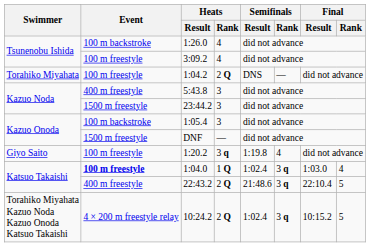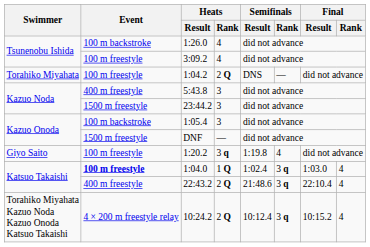(341, 185) 5 -> (341, 185) 4
(255, 217) 1:02.4 -> (257, 217) 10:12.4
(341, 217) 5 -> (341, 217) 4
